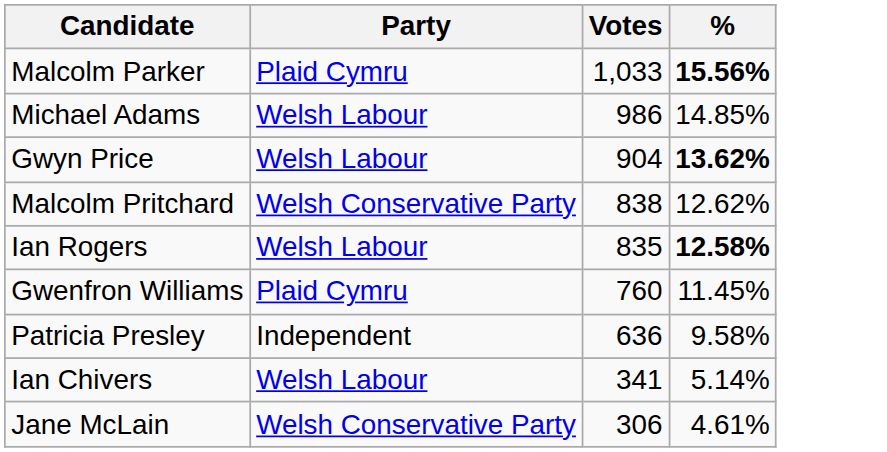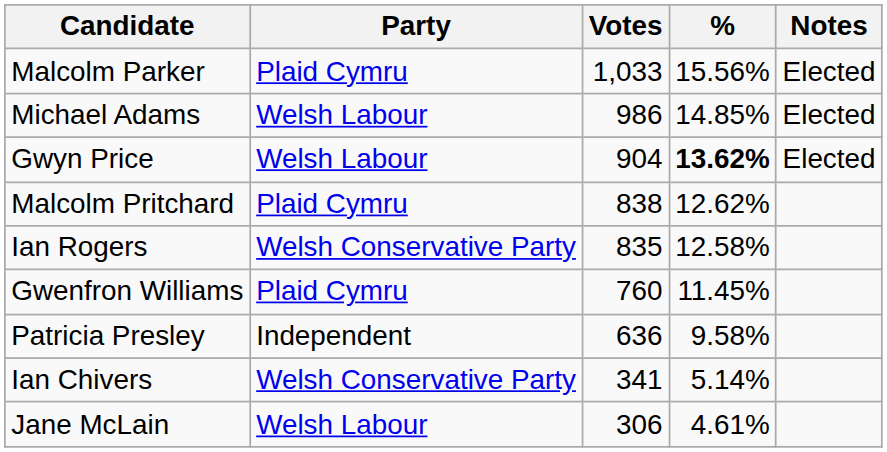+ column: (829, 26)
(723, 70) bold -> (723, 70) normal
(416, 203) Welsh Conservative Party -> (332, 203) Plaid Cymru
(342, 247) Welsh Labour -> (416, 247) Welsh Conservative Party
(723, 247) bold -> (723, 247) normal
(342, 379) Welsh Labour -> (416, 379) Welsh Conservative Party
(416, 423) Welsh Conservative Party -> (342, 423) Welsh Labour
